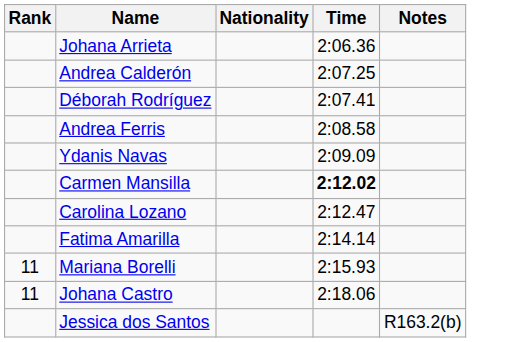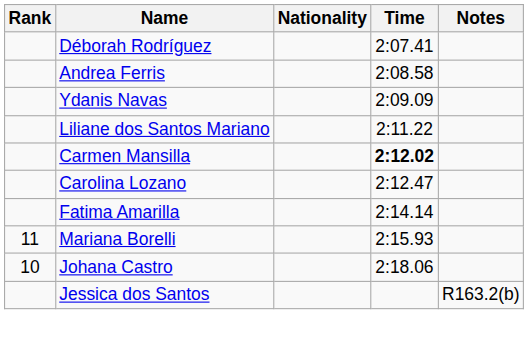- row: (115, 45)
- row: (125, 73)
+ row: (164, 128)
(30, 294) 11 -> (30, 267) 10
